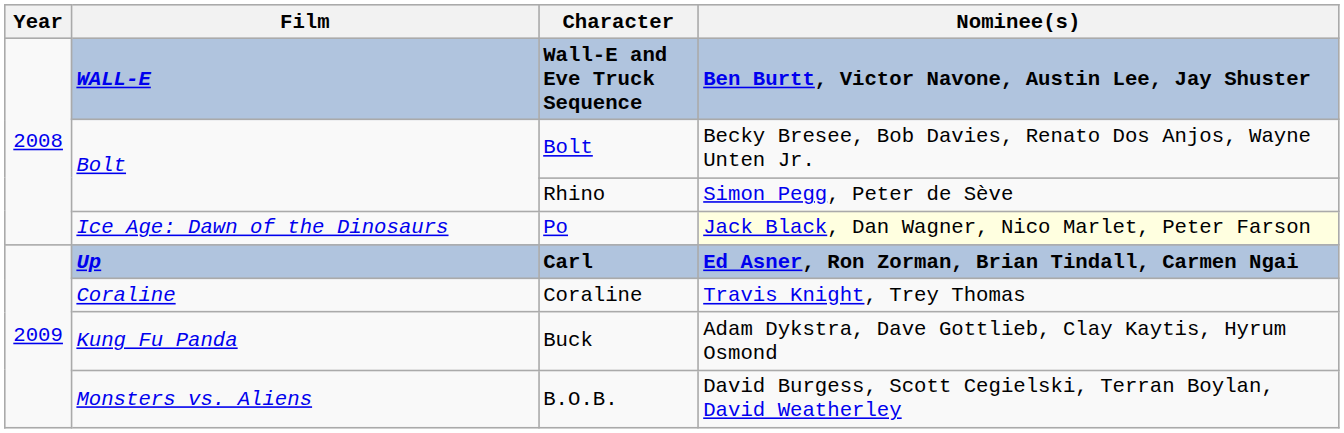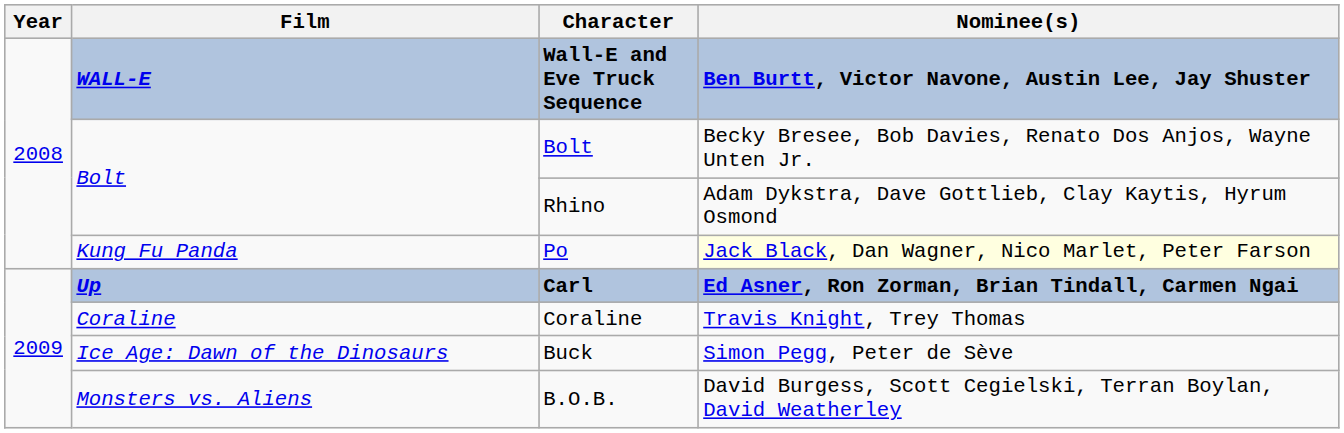(858, 194) Simon Pegg, Peter de Sève -> (995, 206) Adam Dykstra, Dave Gottlieb, Clay Kaytis, Hyrum Osmond
(262, 228) Ice Age: Dawn of the Dinosaurs -> (157, 252) Kung Fu Panda
(157, 341) Kung Fu Panda -> (262, 353) Ice Age: Dawn of the Dinosaurs
(995, 341) Adam Dykstra, Dave Gottlieb, Clay Kaytis, Hyrum Osmond -> (858, 353) Simon Pegg, Peter de Sève
